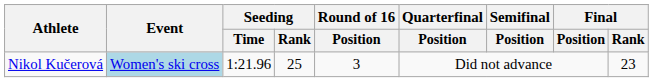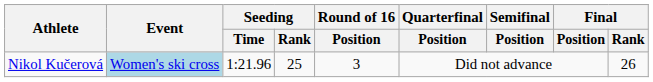(628, 64) 23 -> (628, 64) 26
